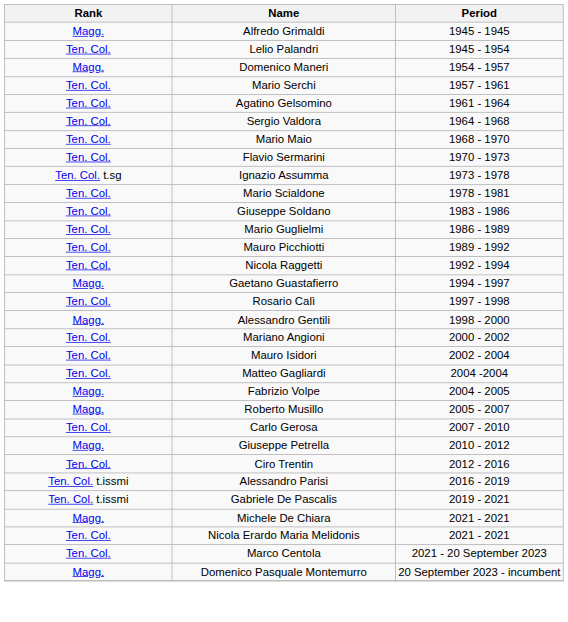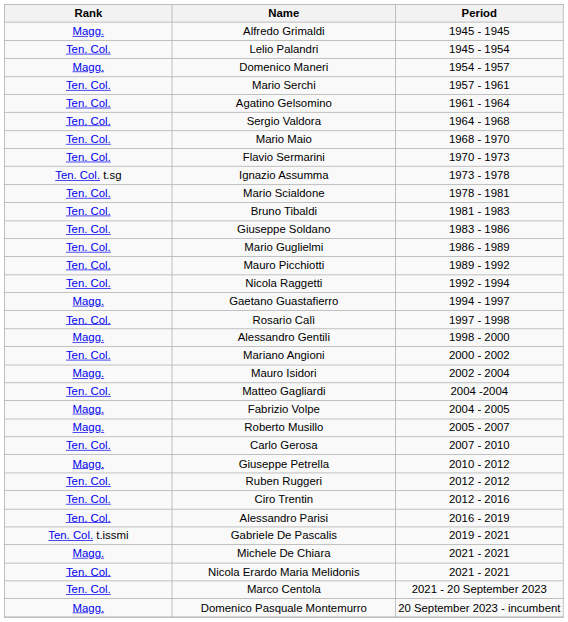+ row: (284, 211)
(88, 355) Ten. Col. -> (88, 373) Magg.
+ row: (284, 481)
(88, 481) Ten. Col. t.issmi -> (88, 517) Ten. Col.
